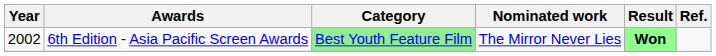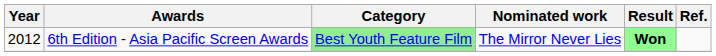(24, 39) 2002 -> (24, 39) 2012
